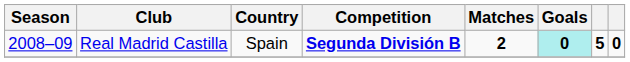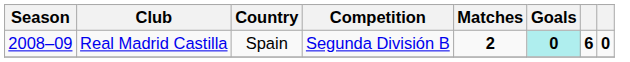(383, 43) bold -> (378, 43) normal
(600, 43) 5 -> (589, 43) 6
